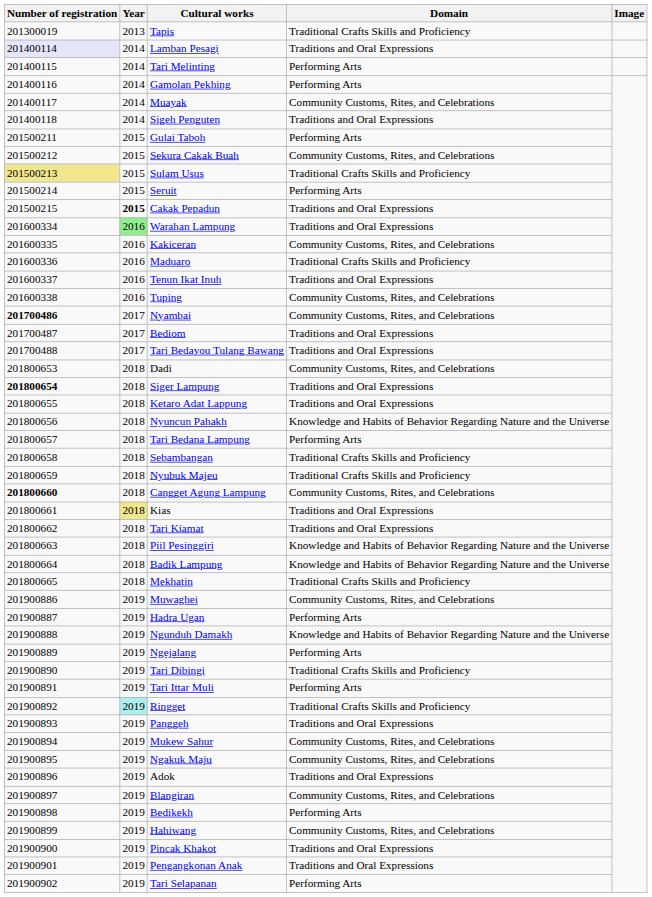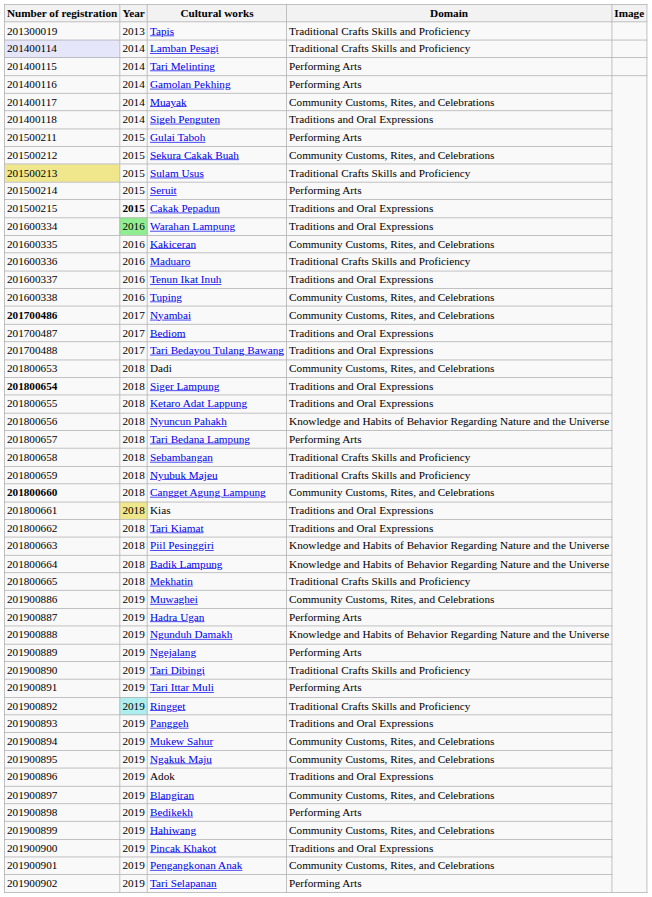(361, 48) Traditions and Oral Expressions -> (380, 48) Traditional Crafts Skills and Proficiency
(361, 865) Traditions and Oral Expressions -> (392, 865) Community Customs, Rites, and Celebrations
